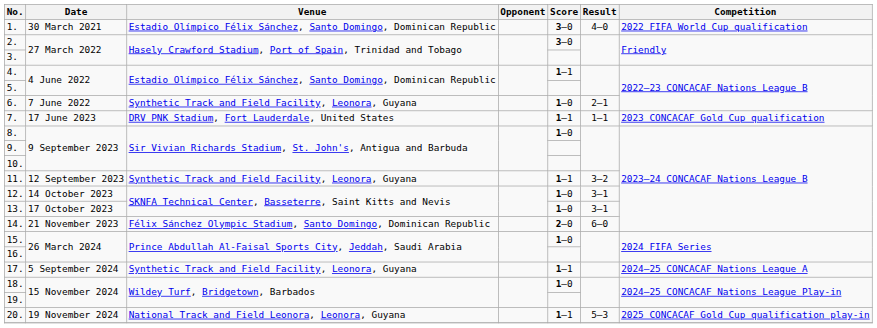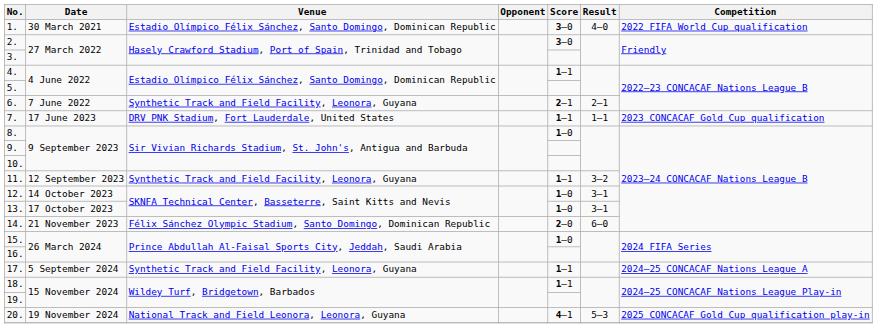(564, 103) 1–0 -> (564, 103) 2–1
(564, 285) 1–0 -> (564, 285) 1–1
(564, 315) 1–1 -> (564, 315) 4–1
